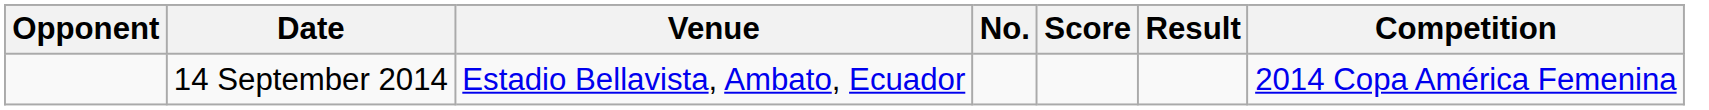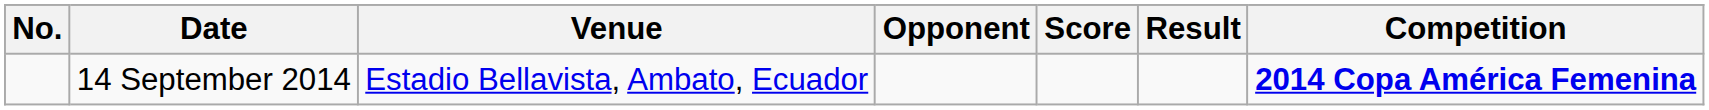columns swapped: (1005, 29) <-> (86, 29)
(1466, 78) normal -> (1476, 78) bold
